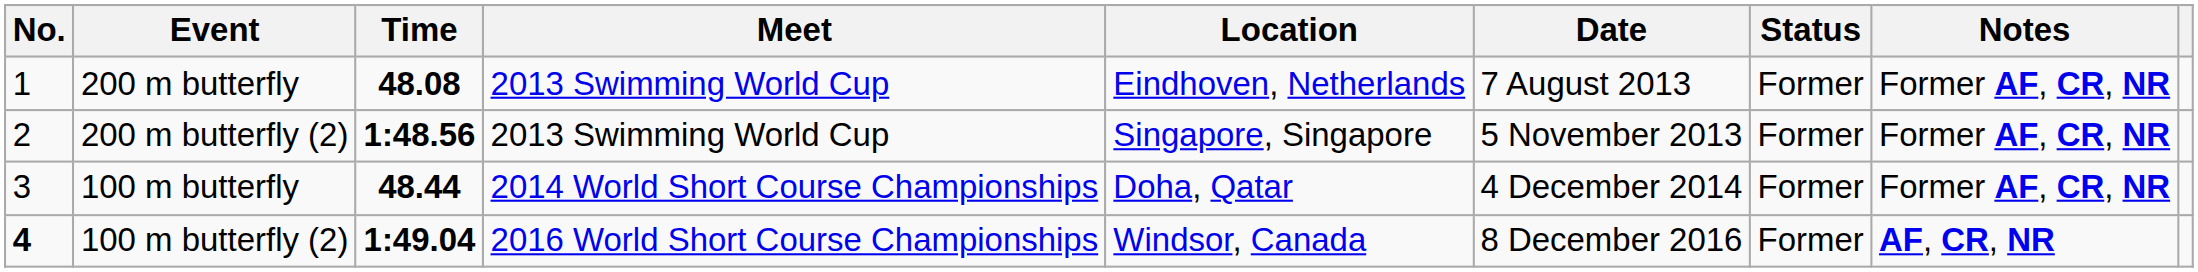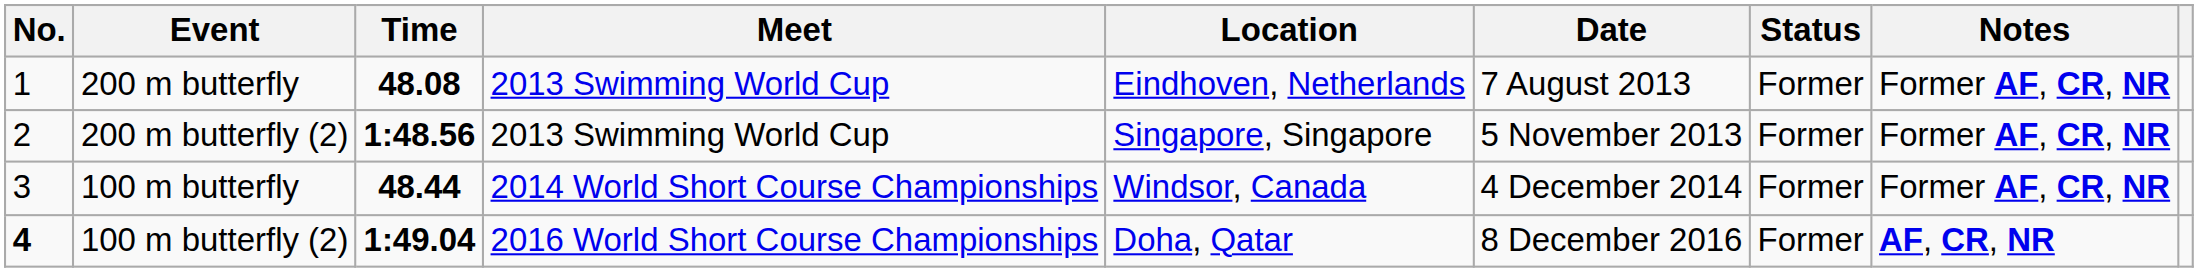(1203, 187) Doha, Qatar -> (1240, 187) Windsor, Canada
(1240, 239) Windsor, Canada -> (1203, 239) Doha, Qatar
